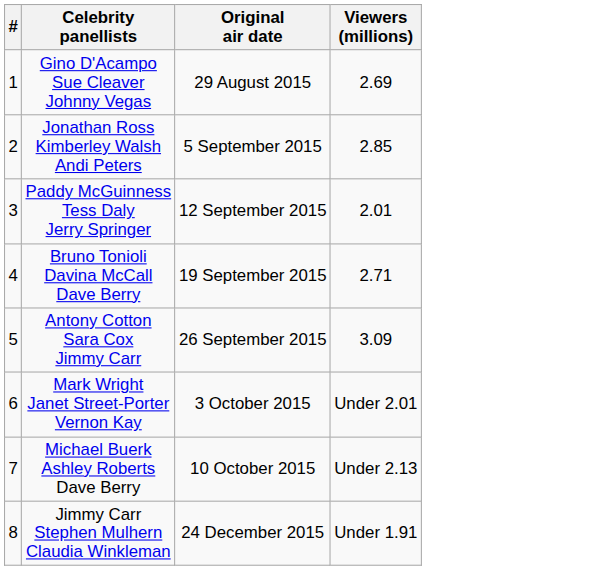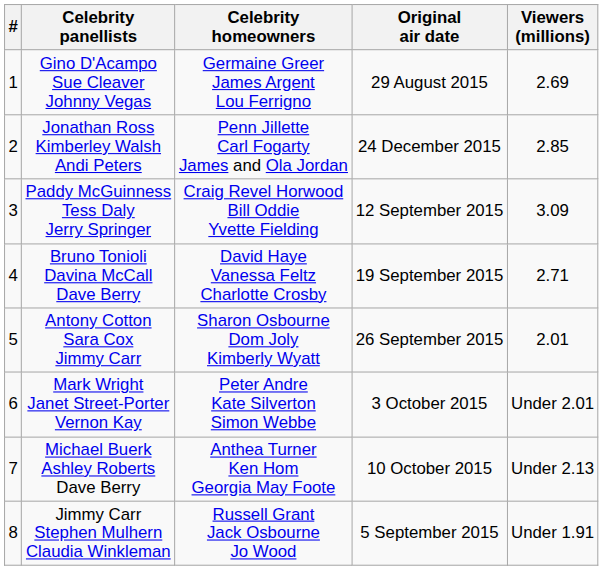+ column: (263, 27)
(253, 146) 5 September 2015 -> (429, 146) 24 December 2015
(376, 211) 2.01 -> (553, 211) 3.09
(376, 340) 3.09 -> (553, 340) 2.01
(253, 533) 24 December 2015 -> (429, 533) 5 September 2015
